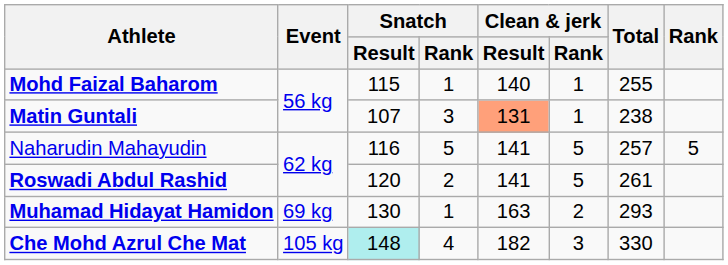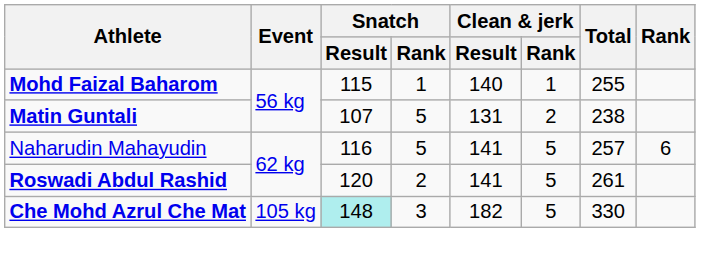(449, 117) 3 -> (421, 117) 5
(514, 117) lightsalmon background -> (486, 117) no background
(578, 117) 1 -> (551, 117) 2
(693, 148) 5 -> (666, 148) 6
- row: (142, 212)
(449, 244) 4 -> (421, 212) 3
(578, 244) 3 -> (551, 212) 5
